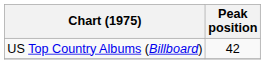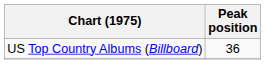(233, 48) 42 -> (233, 48) 36
